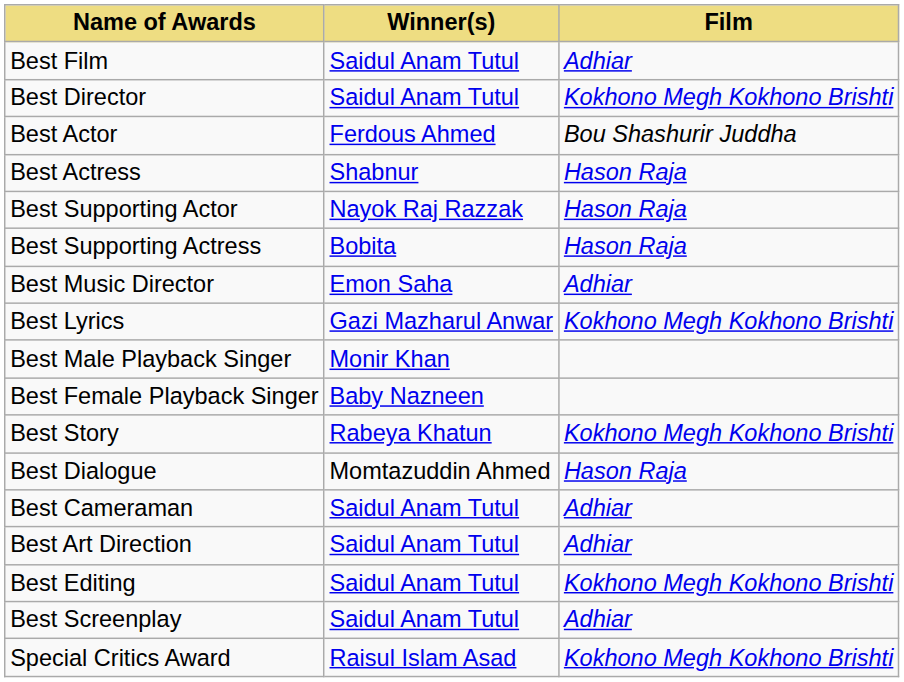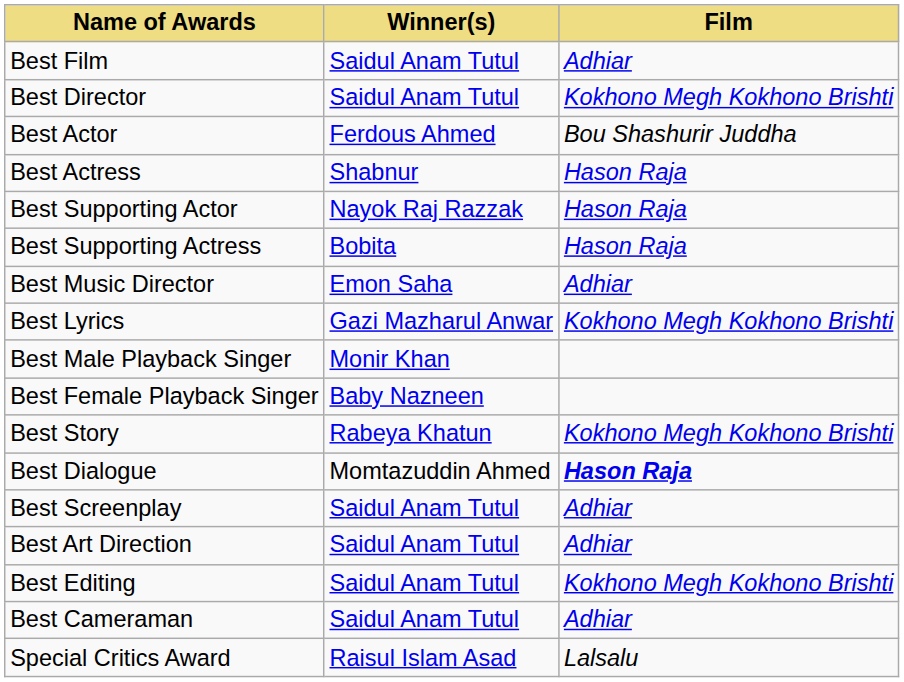(625, 470) normal -> (628, 470) bold
rows swapped: (96, 619) <-> (102, 508)
(729, 657) Kokhono Megh Kokhono Brishti -> (601, 657) Lalsalu
